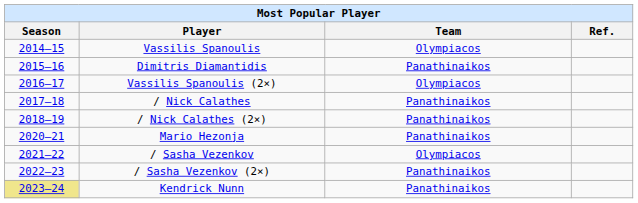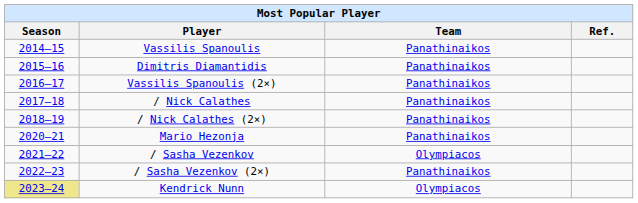(448, 48) Olympiacos -> (448, 48) Panathinaikos
(448, 84) Olympiacos -> (448, 84) Panathinaikos
(448, 189) Panathinaikos -> (448, 189) Olympiacos
